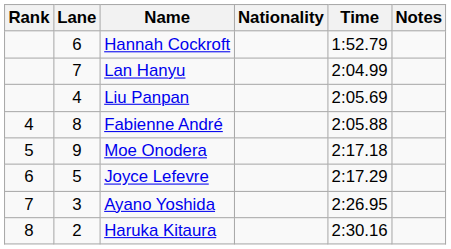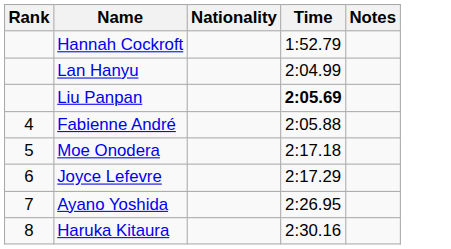- column: (77, 17)
(360, 97) normal -> (313, 97) bold
